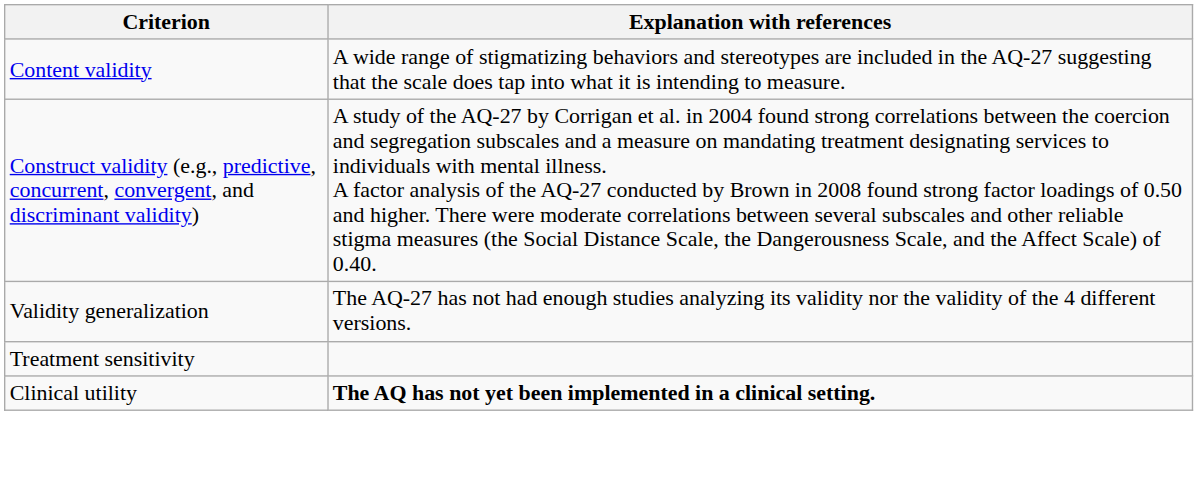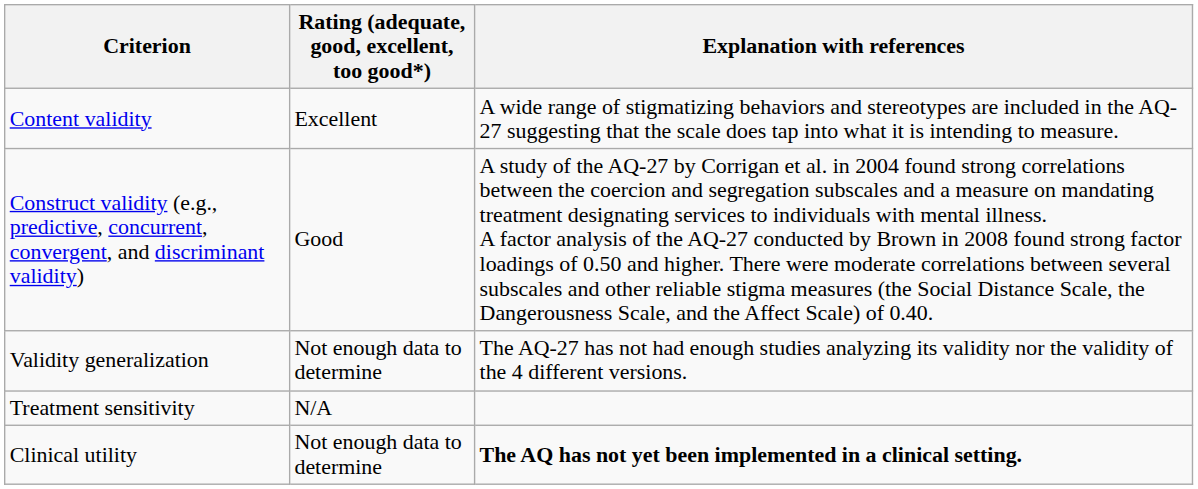+ column: (382, 46)
